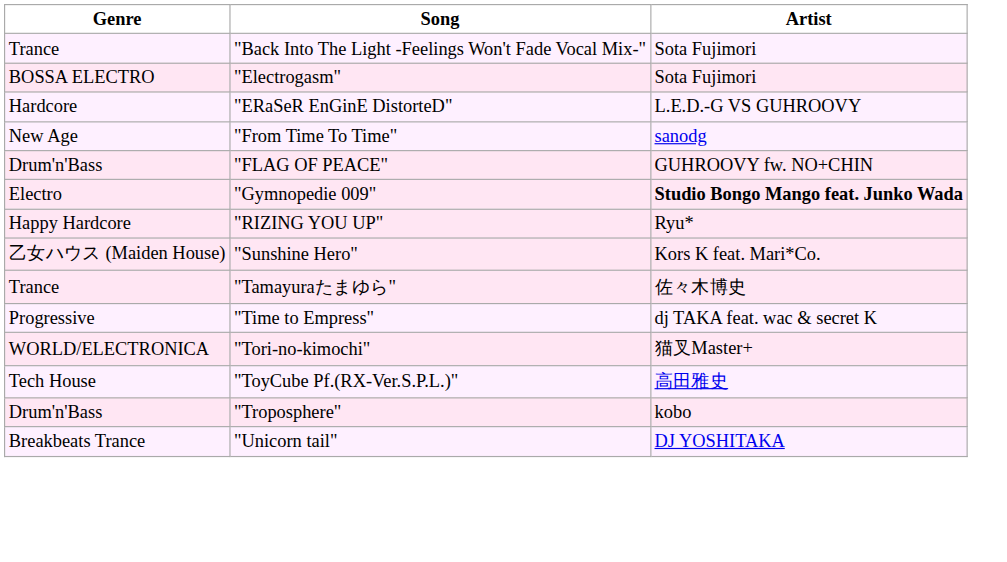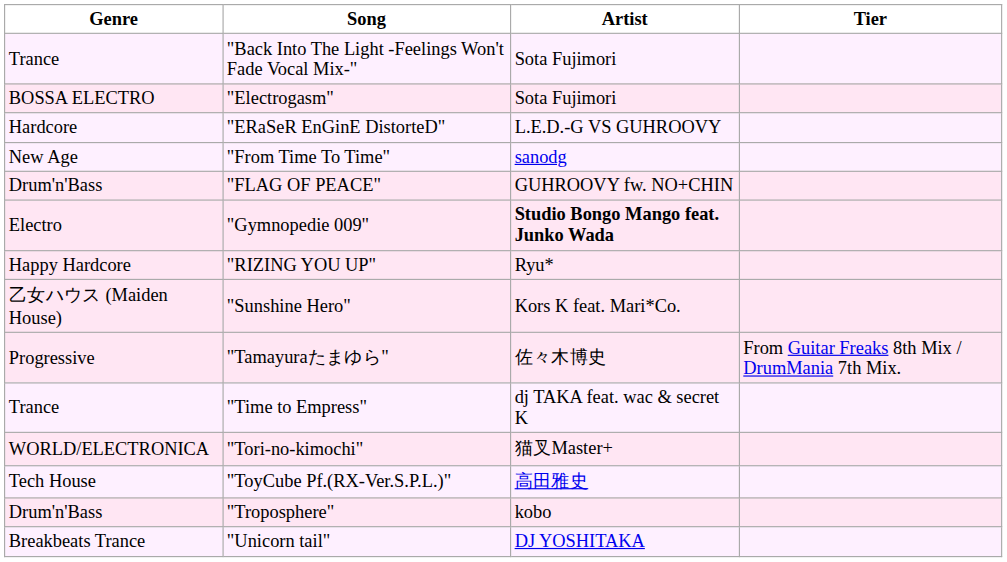+ column: (870, 19)
(34, 286) Trance -> (52, 357) Progressive
(52, 317) Progressive -> (34, 407) Trance
